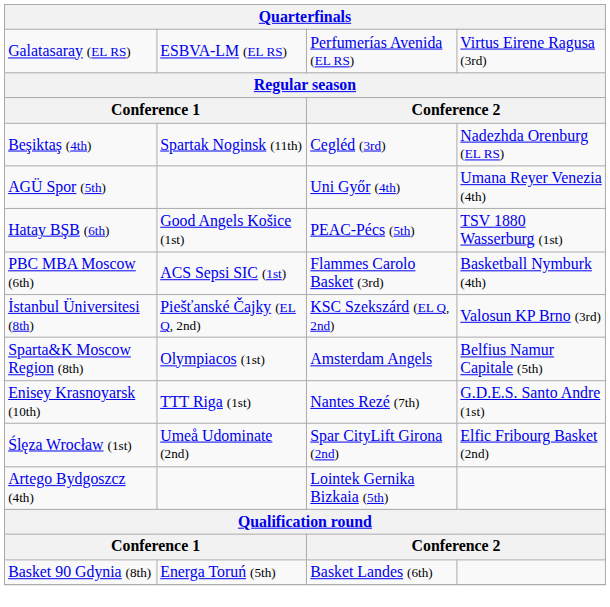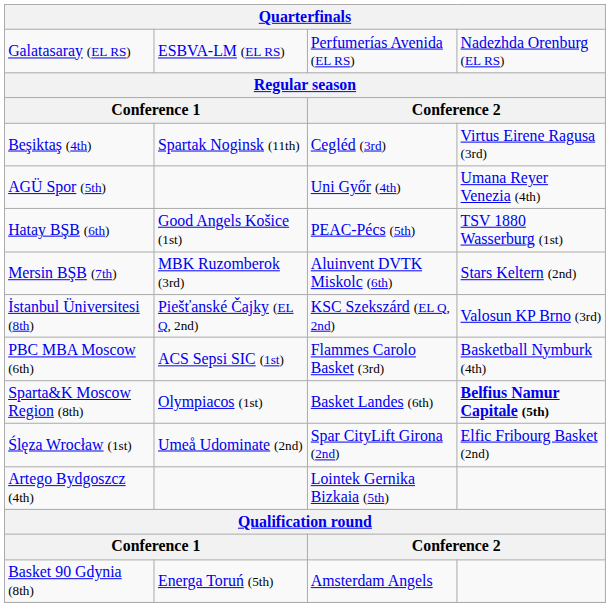(528, 51) Virtus Eirene Ragusa (3rd) -> (524, 51) Nadezhda Orenburg (EL RS)
(524, 144) Nadezhda Orenburg (EL RS) -> (528, 144) Virtus Eirene Ragusa (3rd)
+ row: (62, 273)
rows swapped: (74, 316) <-> (72, 273)
(371, 358) Amsterdam Angels -> (372, 401) Basket Landes (6th)
(507, 358) normal -> (510, 401) bold
- row: (72, 401)
(371, 572) Basket Landes (6th) -> (372, 580) Amsterdam Angels
